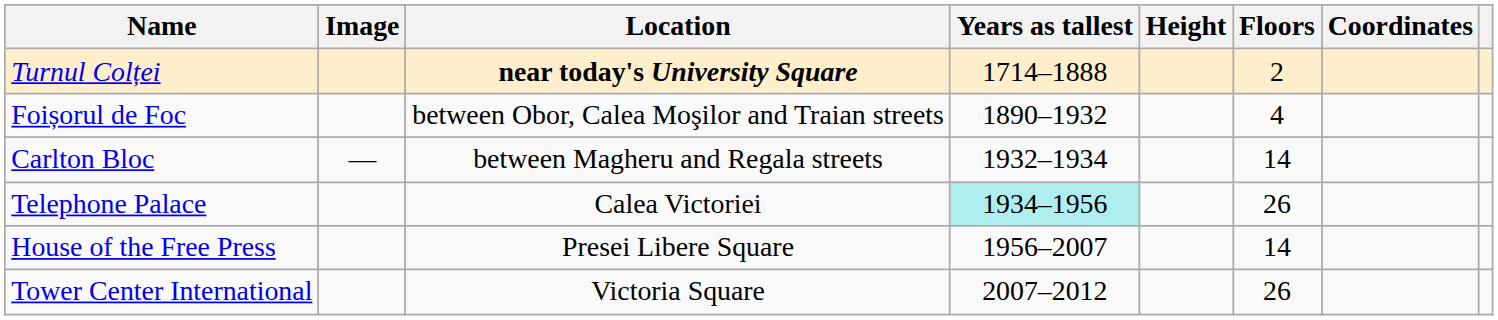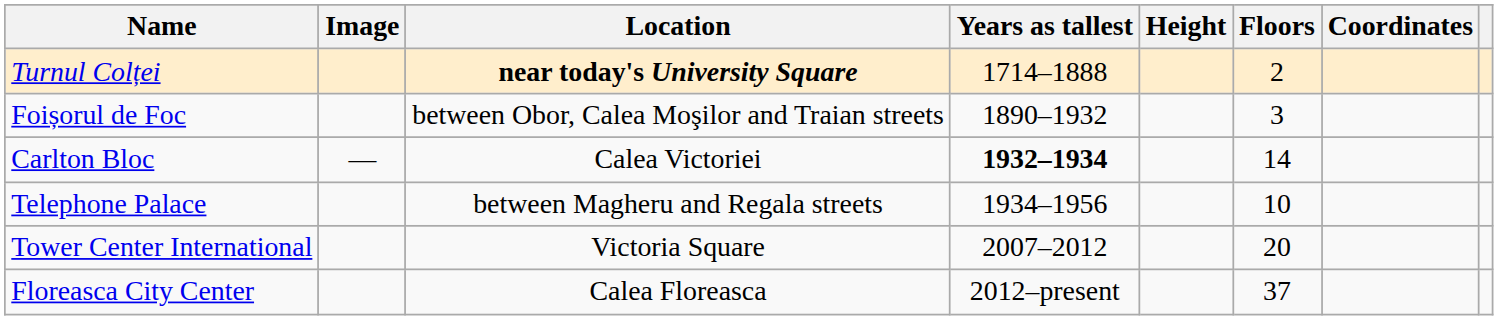(1277, 114) 4 -> (1277, 114) 3
(678, 159) between Magheru and Regala streets -> (678, 159) Calea Victoriei
(1045, 159) normal -> (1045, 159) bold
(678, 203) Calea Victoriei -> (678, 203) between Magheru and Regala streets
(1045, 203) paleturquoise background -> (1045, 203) no background
(1277, 203) 26 -> (1277, 203) 10
- row: (143, 247)
(1277, 291) 26 -> (1277, 247) 20
+ row: (133, 291)
